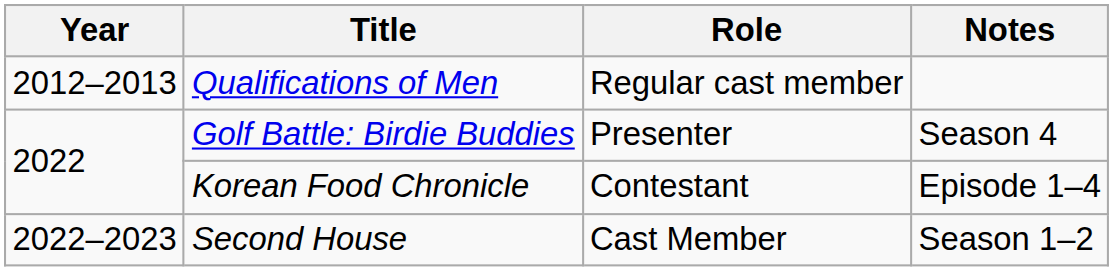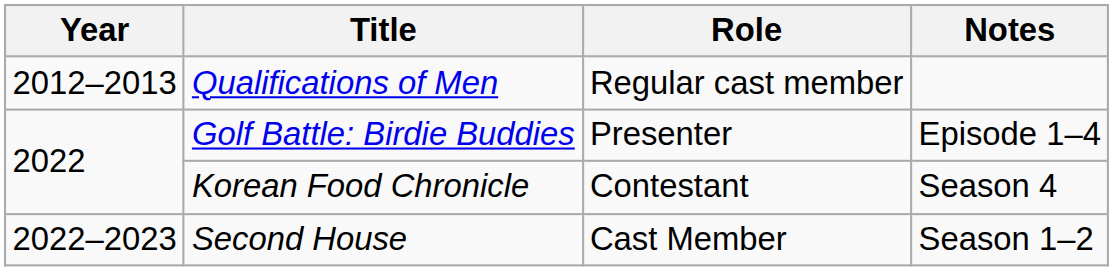(988, 134) Season 4 -> (1010, 134) Episode 1–4
(1010, 186) Episode 1–4 -> (988, 186) Season 4
